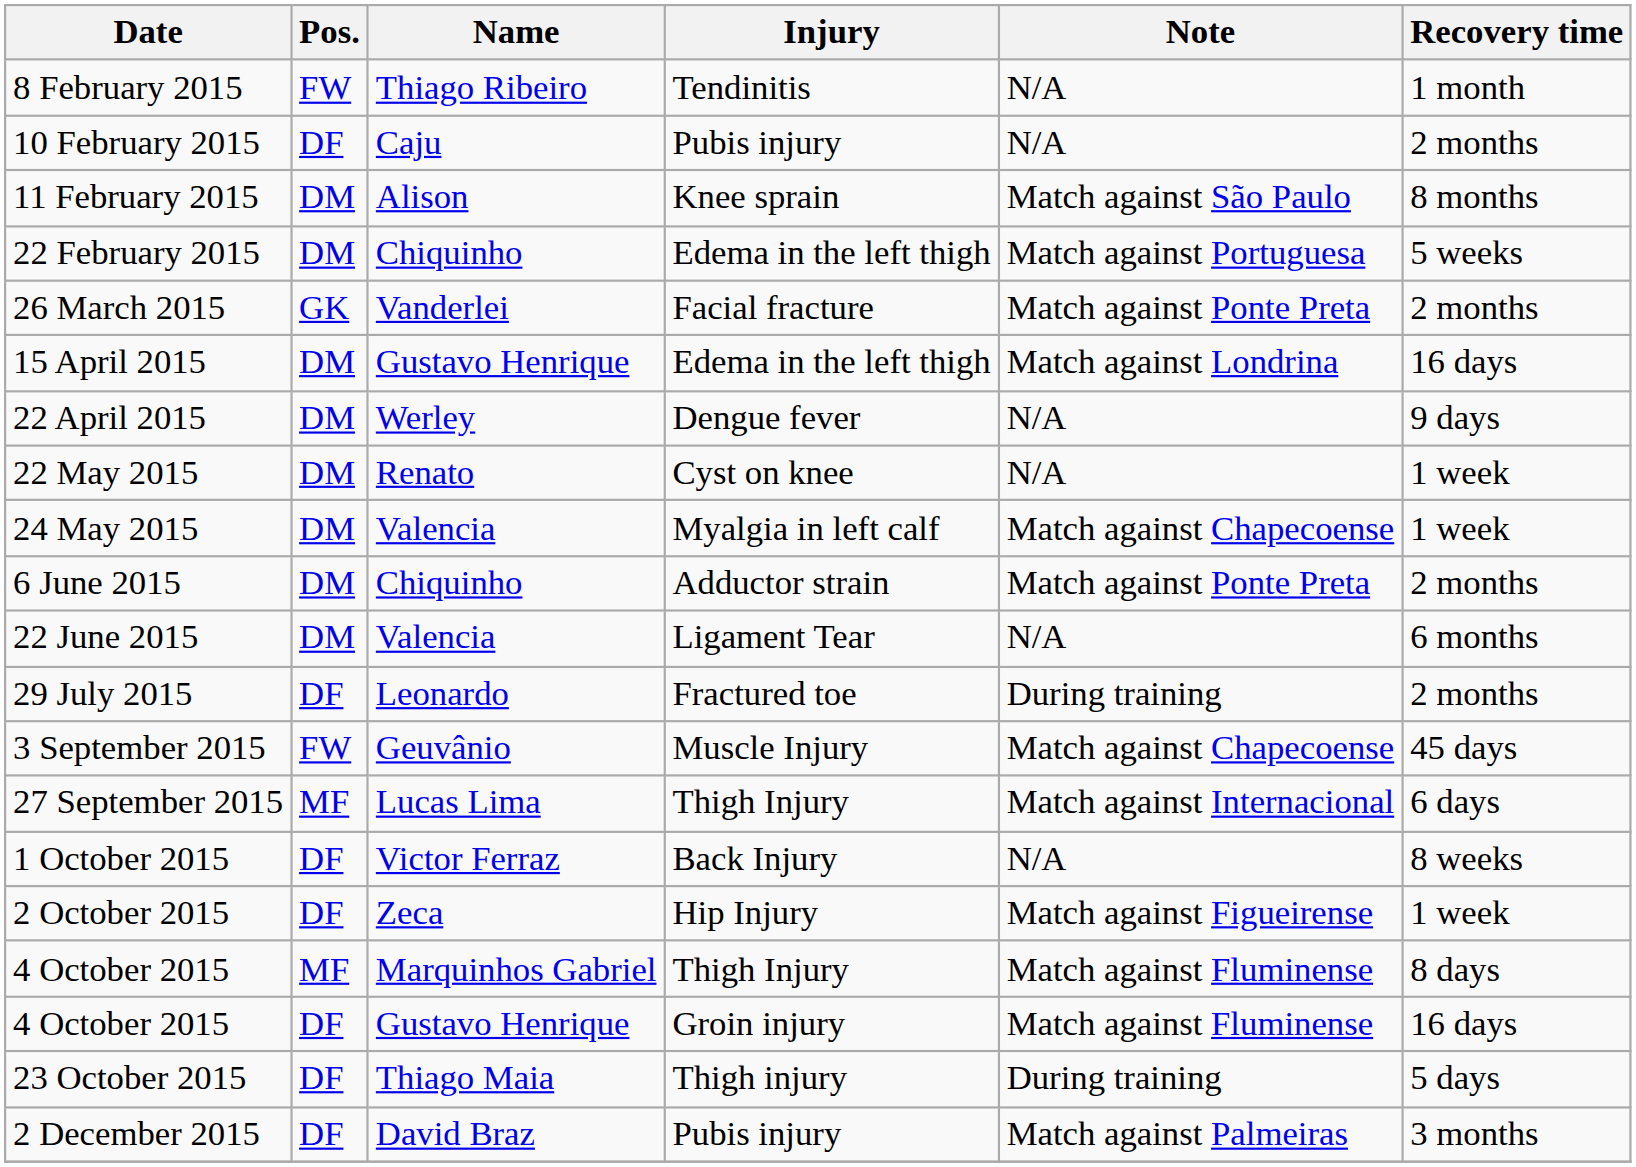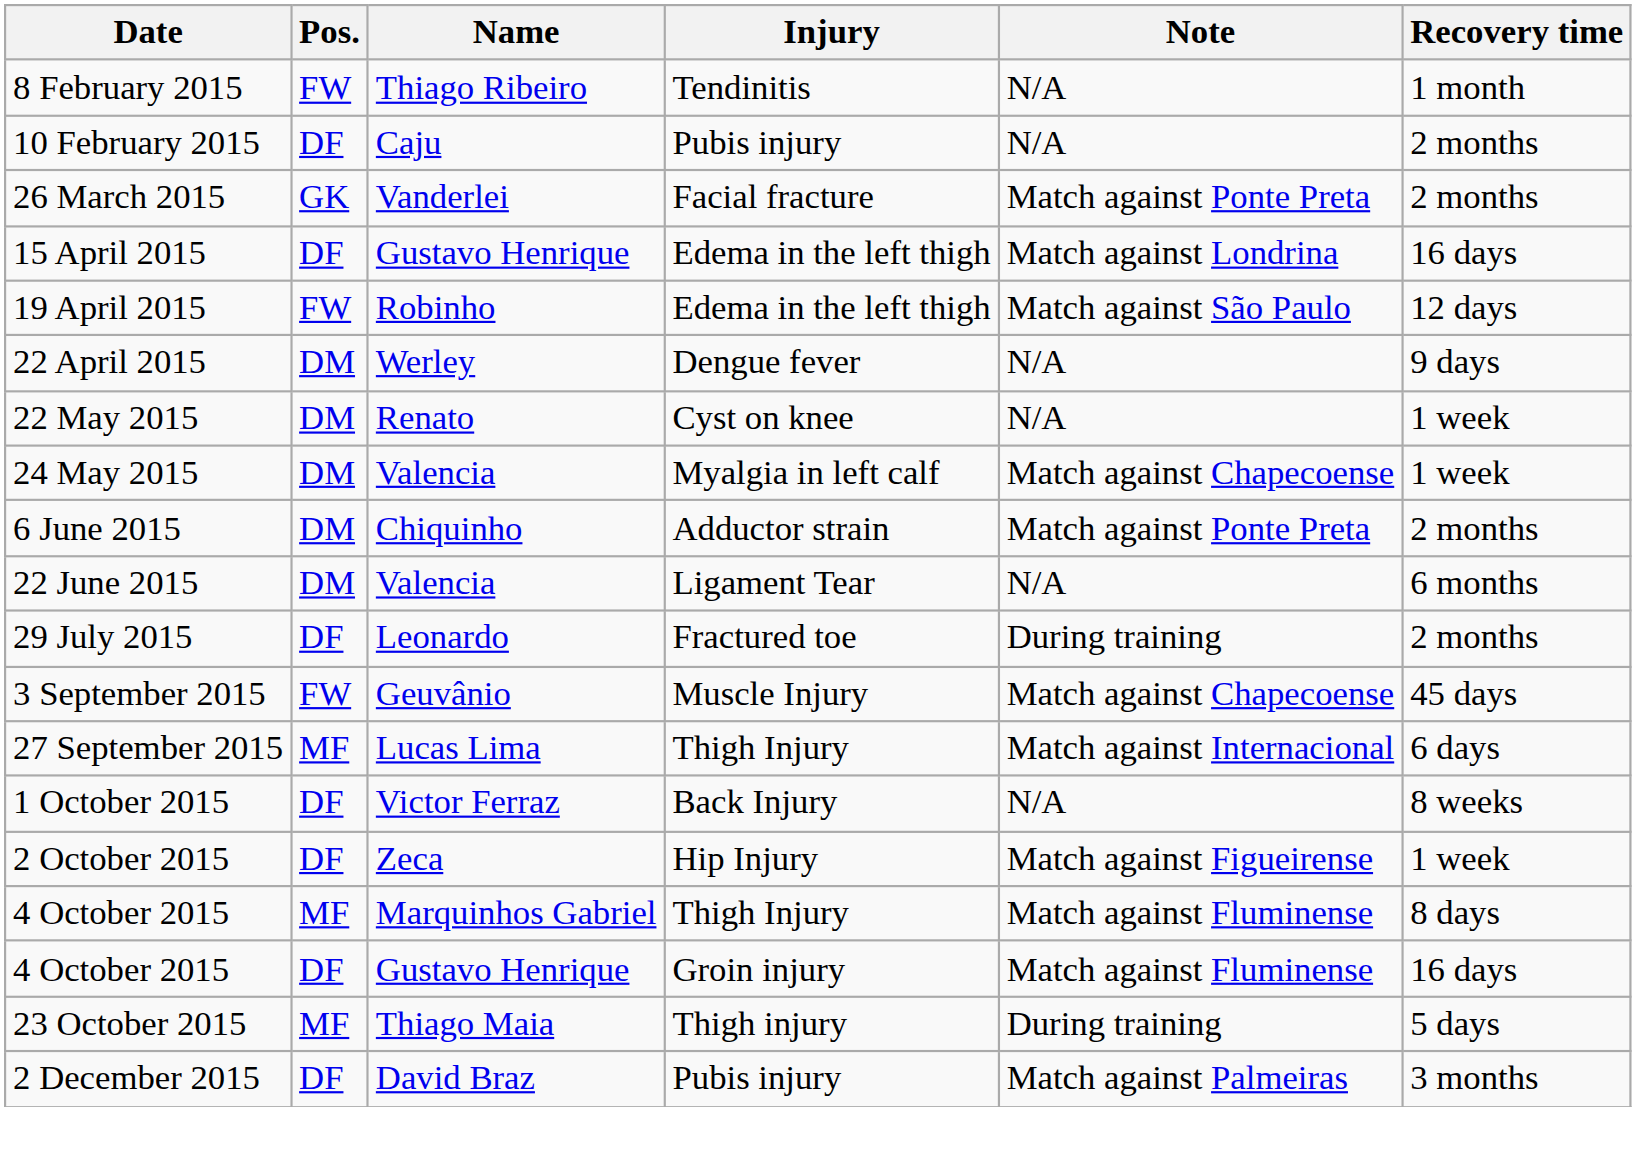- row: (136, 197)
- row: (137, 252)
(327, 362) DM -> (321, 252) DF
+ row: (110, 307)
(321, 1078) DF -> (324, 1023) MF
